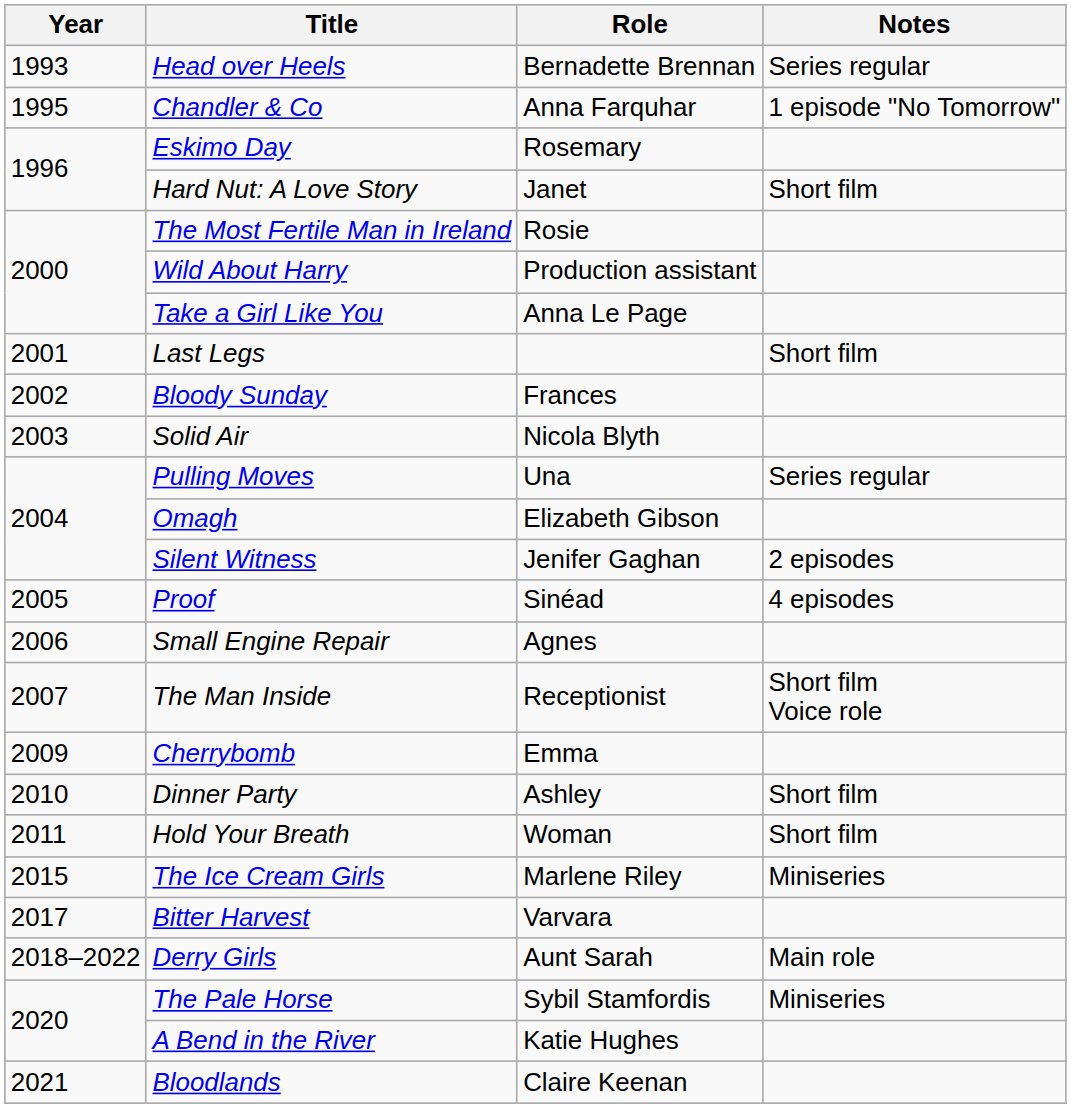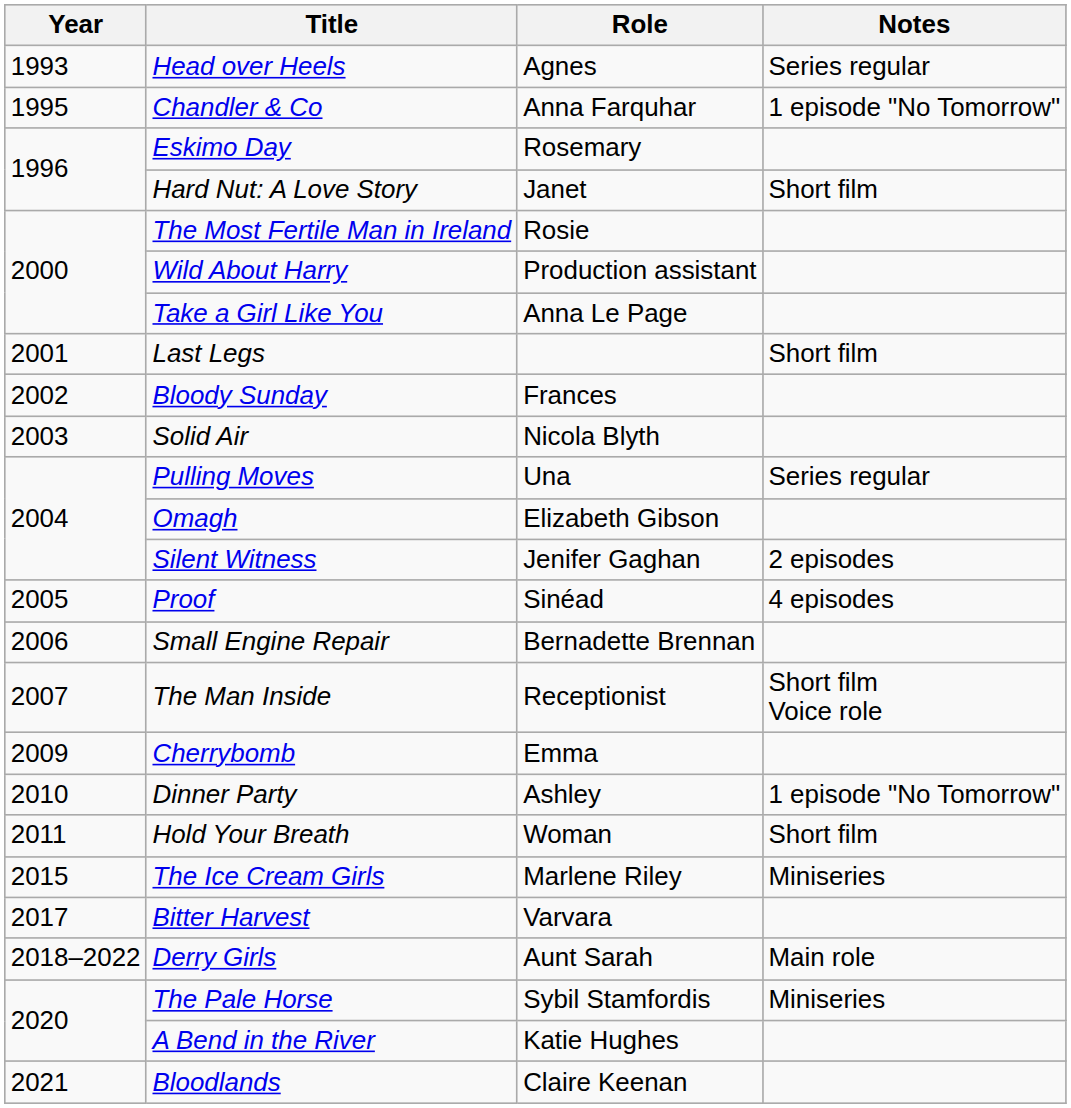(639, 66) Bernadette Brennan -> (560, 66) Agnes
(560, 641) Agnes -> (639, 641) Bernadette Brennan
(823, 794) Short film -> (914, 794) 1 episode "No Tomorrow"
